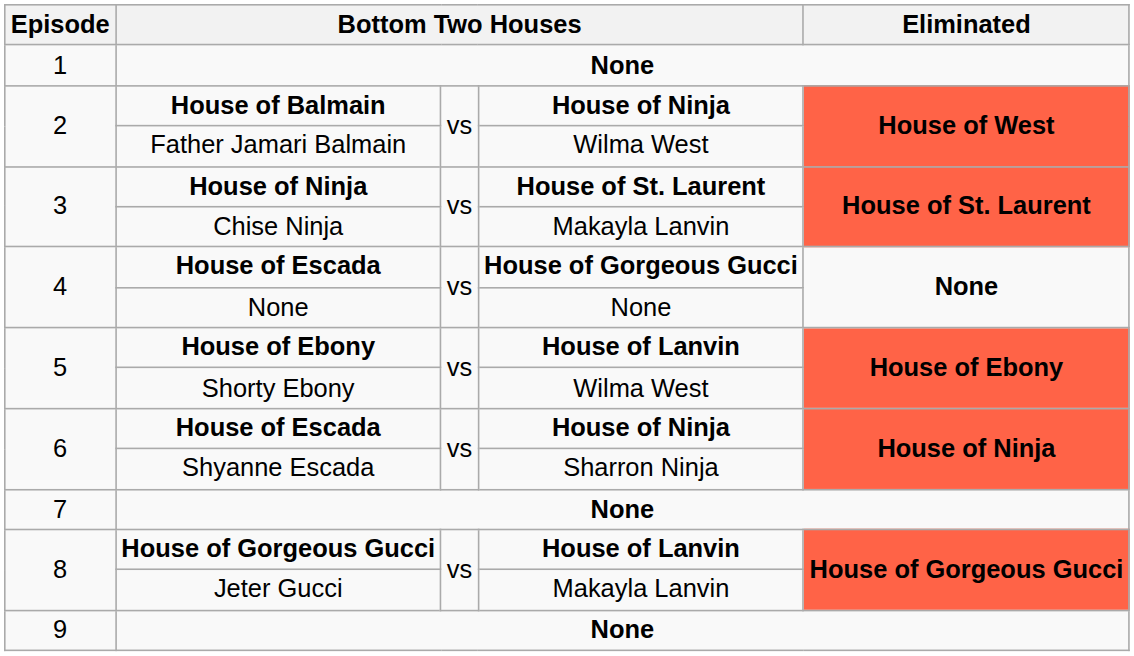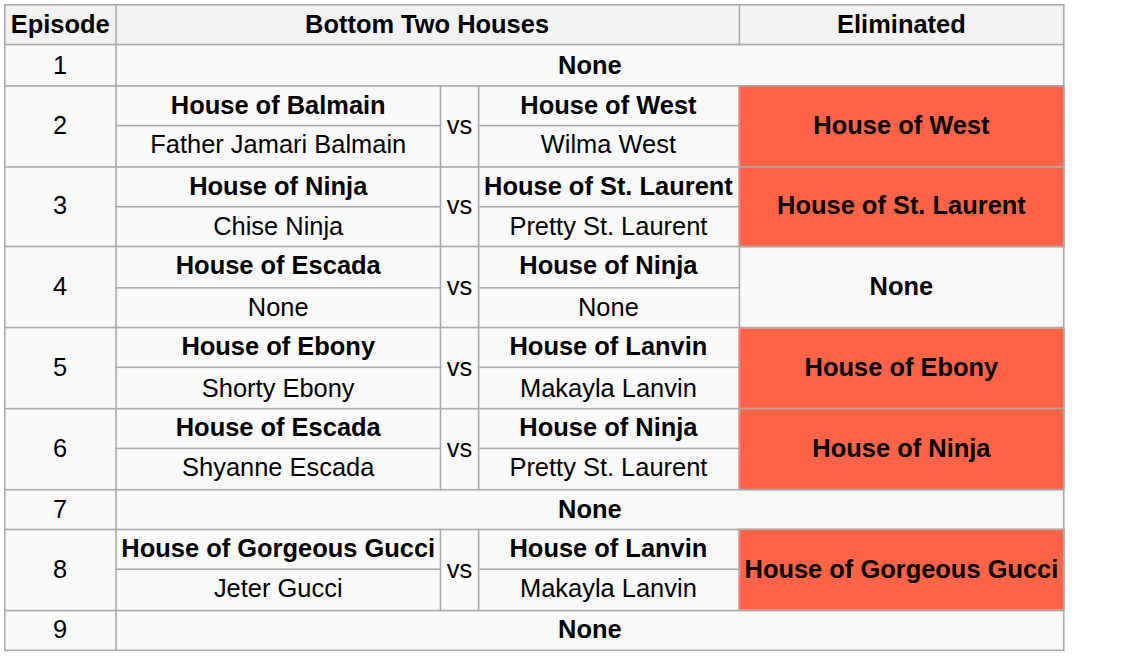(641, 105) House of Ninja -> (608, 105) House of West
(641, 226) Makayla Lanvin -> (608, 226) Pretty St. Laurent
(641, 266) House of Gorgeous Gucci -> (608, 266) House of Ninja
(641, 387) Wilma West -> (608, 387) Makayla Lanvin
(641, 468) Sharron Ninja -> (608, 468) Pretty St. Laurent
